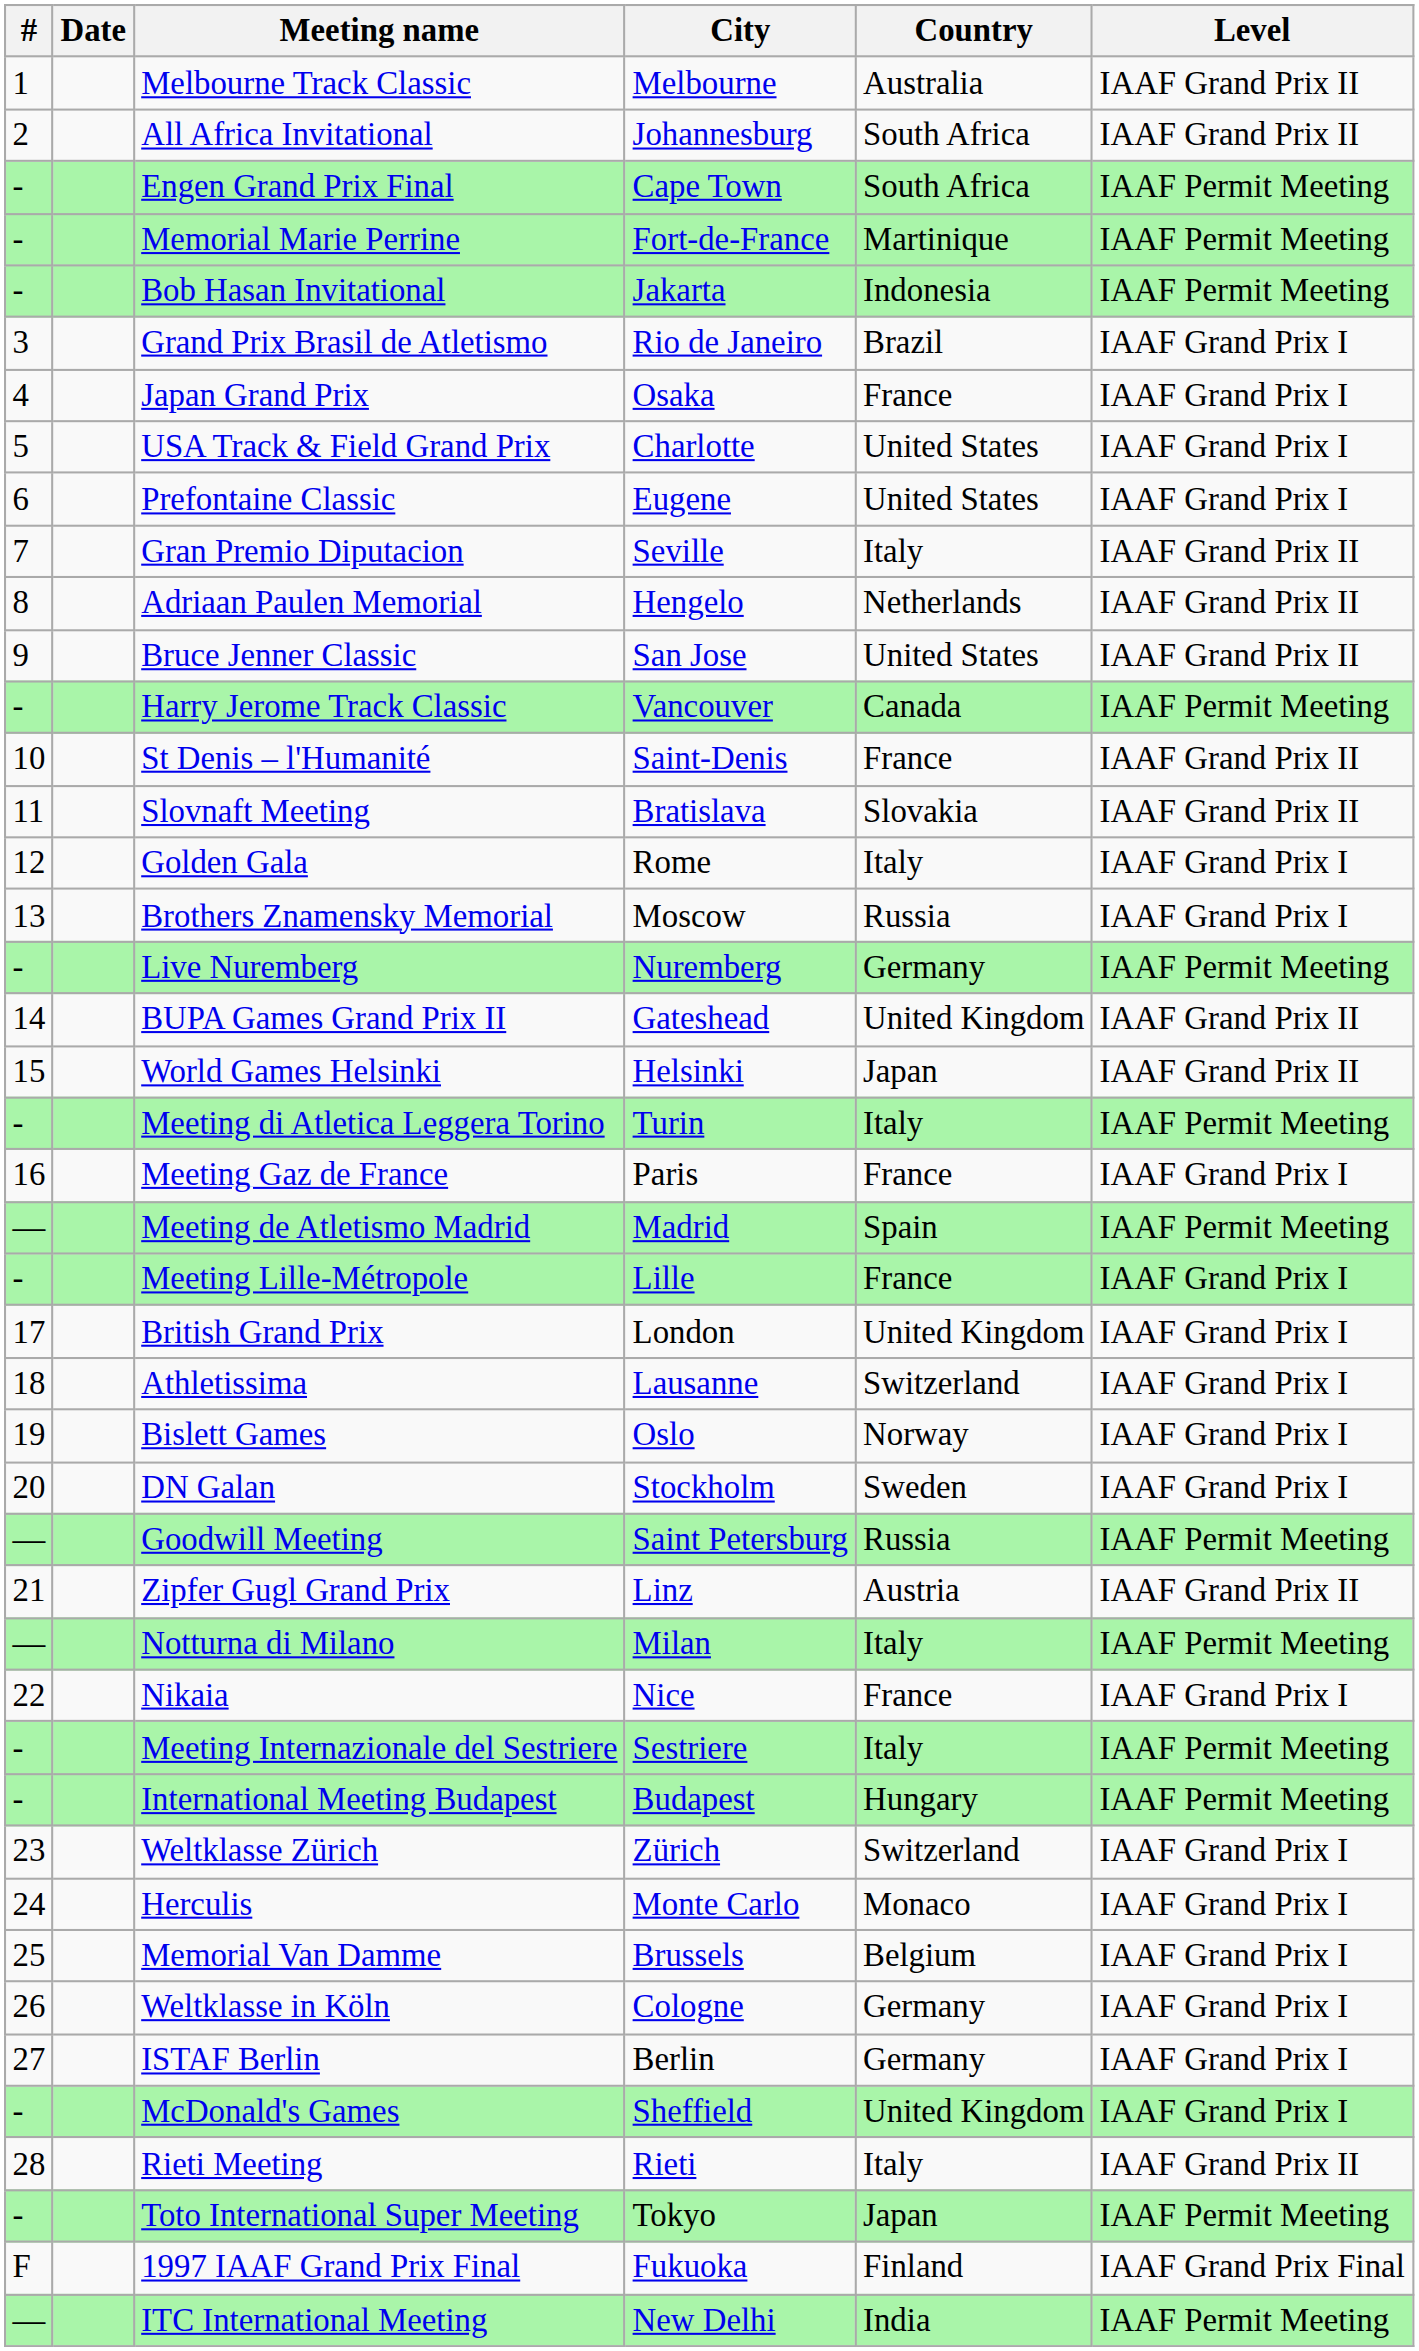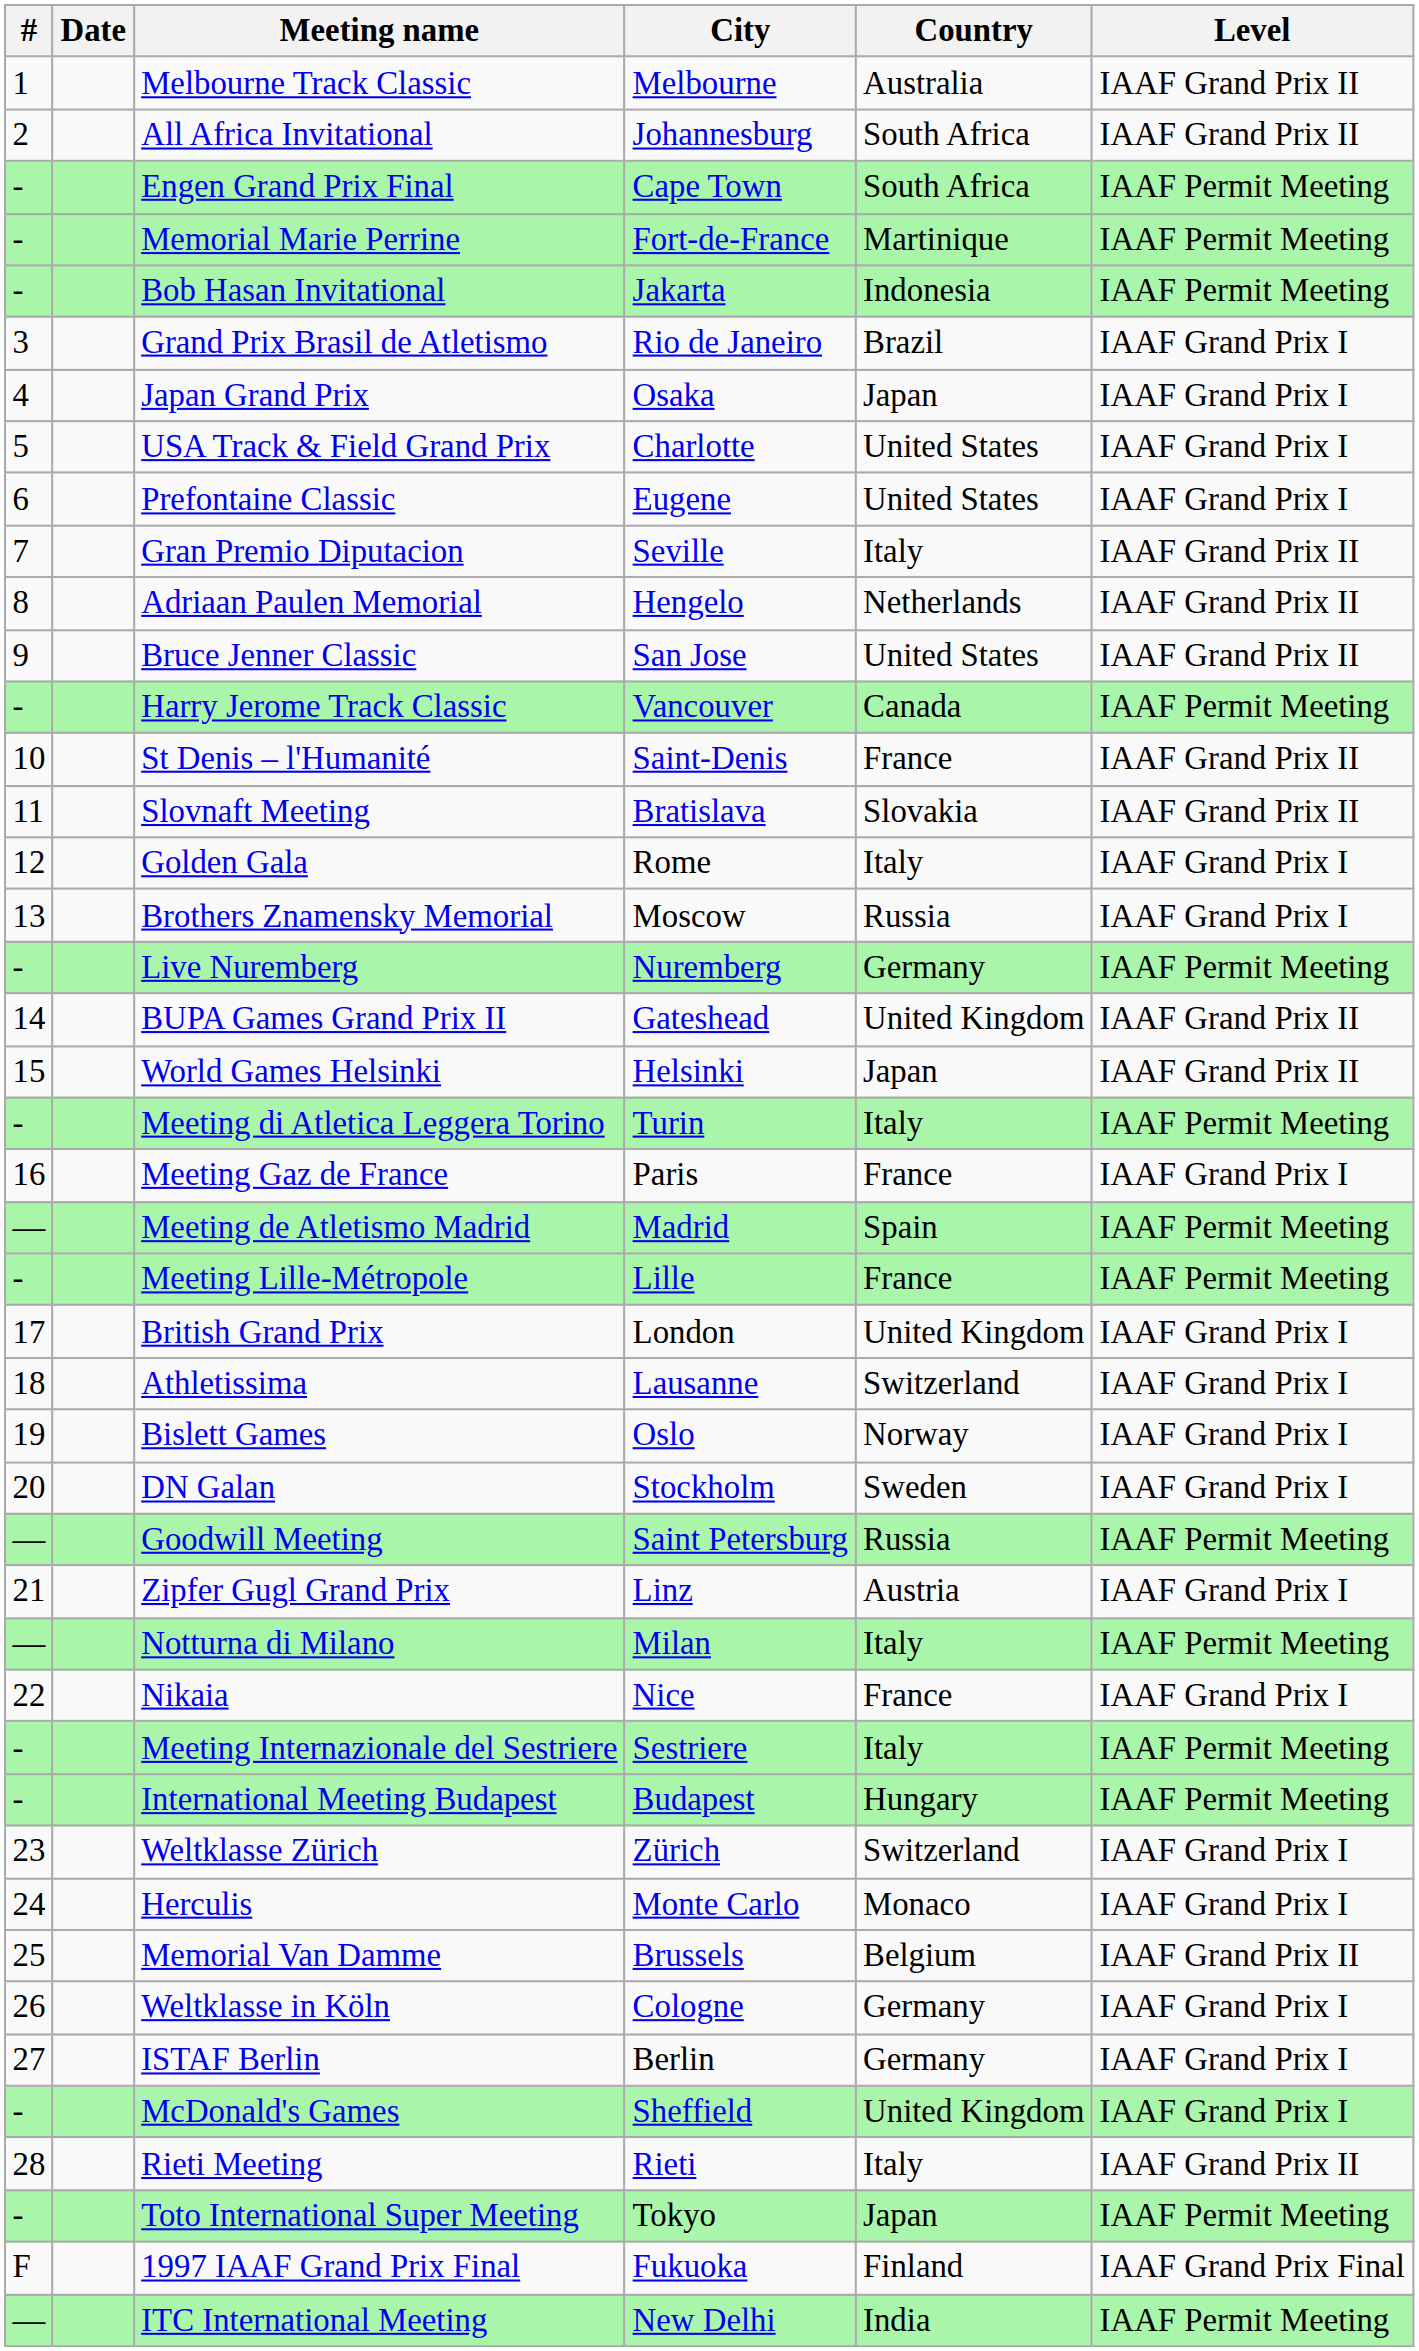(908, 394) France -> (900, 394) Japan
(1224, 1278) IAAF Grand Prix I -> (1244, 1278) IAAF Permit Meeting
(1229, 1591) IAAF Grand Prix II -> (1224, 1591) IAAF Grand Prix I
(1224, 1955) IAAF Grand Prix I -> (1229, 1955) IAAF Grand Prix II
